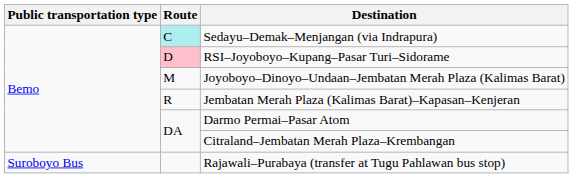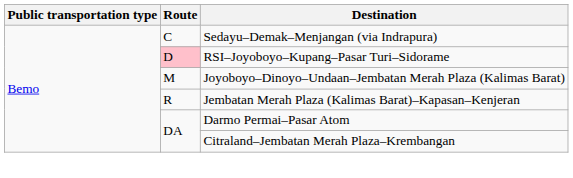(168, 36) paleturquoise background -> (168, 36) no background
- row: (354, 162)
